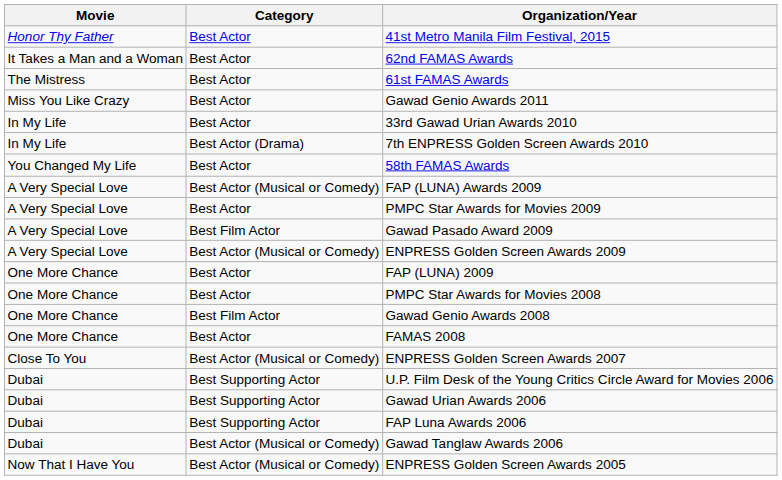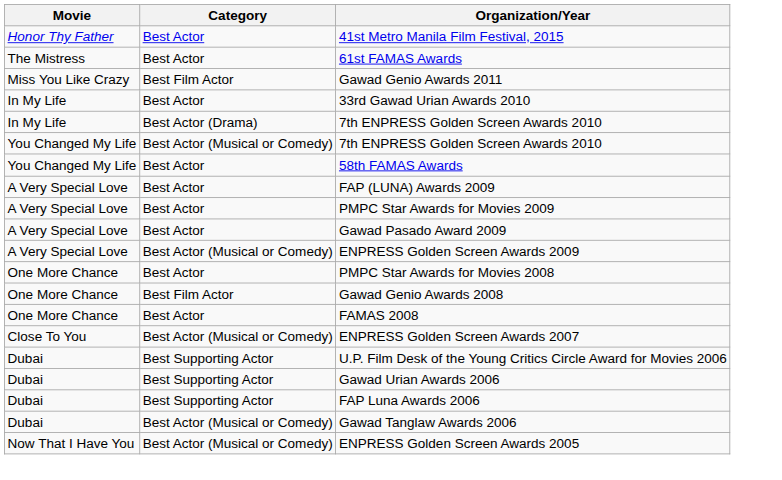- row: (95, 58)
(220, 101) Best Actor -> (188, 80) Best Film Actor
+ row: (72, 144)
(284, 187) Best Actor (Musical or Comedy) -> (173, 187) Best Actor
(235, 229) Best Film Actor -> (173, 229) Best Actor
- row: (63, 272)
